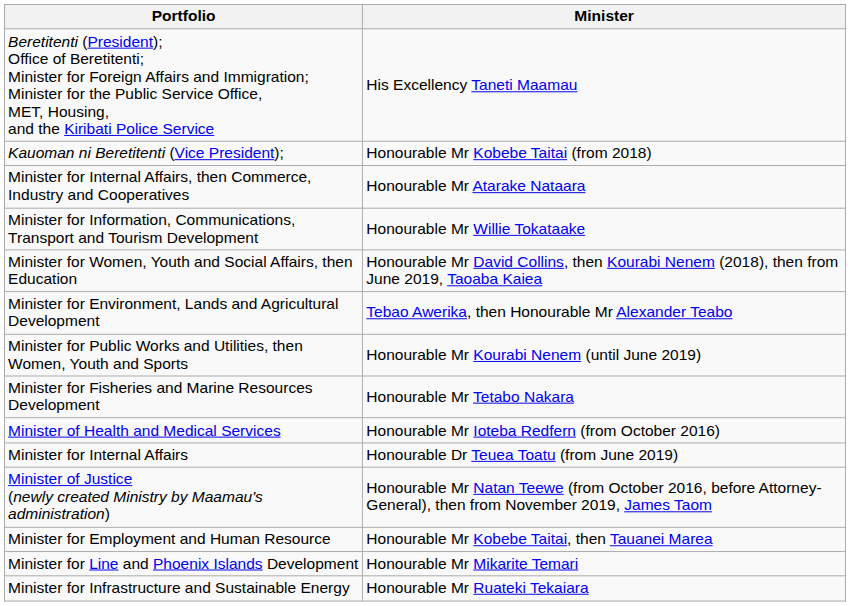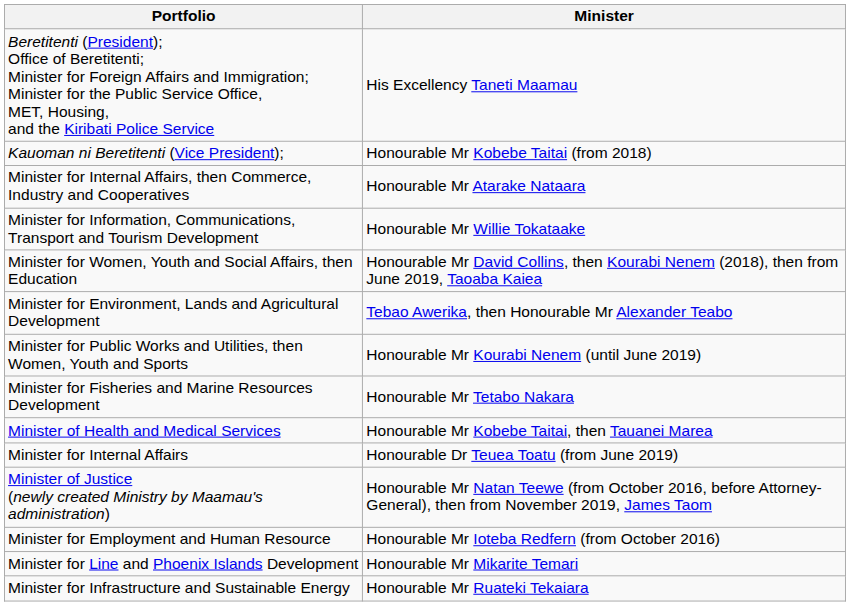(543, 430) Honourable Mr Ioteba Redfern (from October 2016) -> (539, 430) Honourable Mr Kobebe Taitai, then Tauanei Marea
(539, 539) Honourable Mr Kobebe Taitai, then Tauanei Marea -> (543, 539) Honourable Mr Ioteba Redfern (from October 2016)
